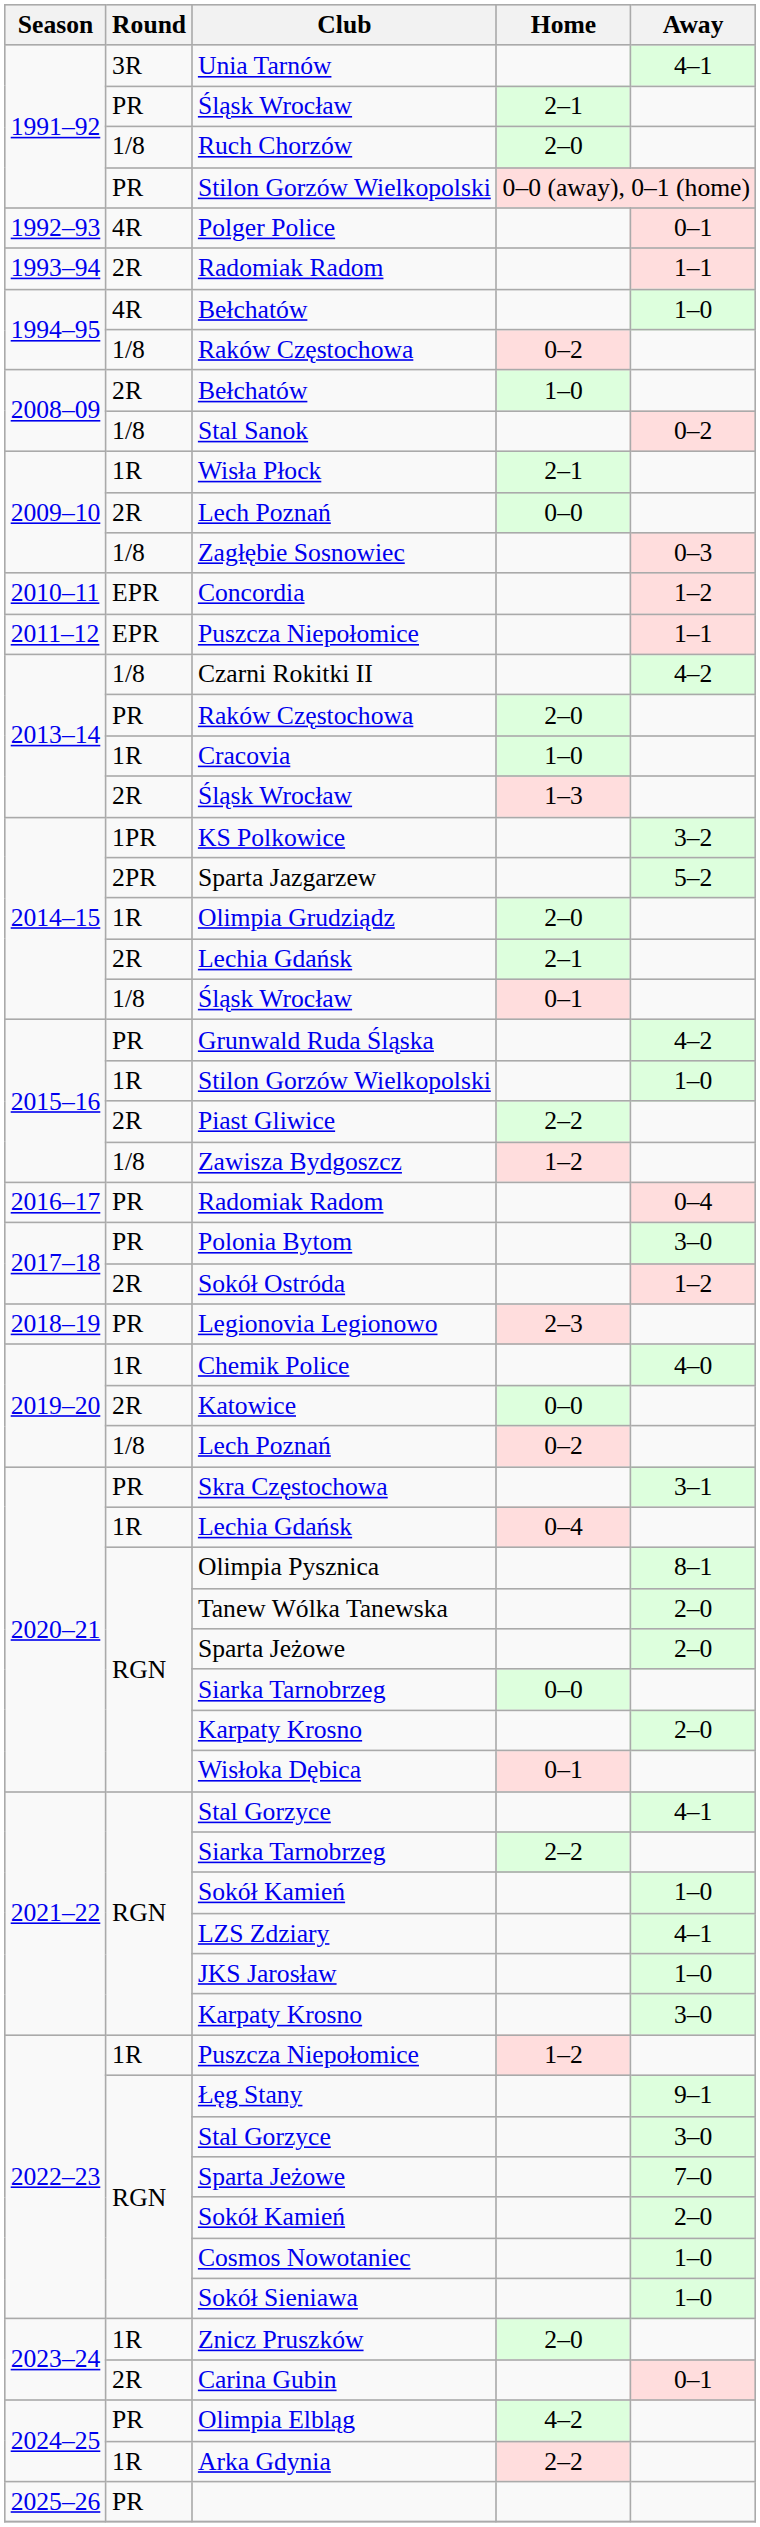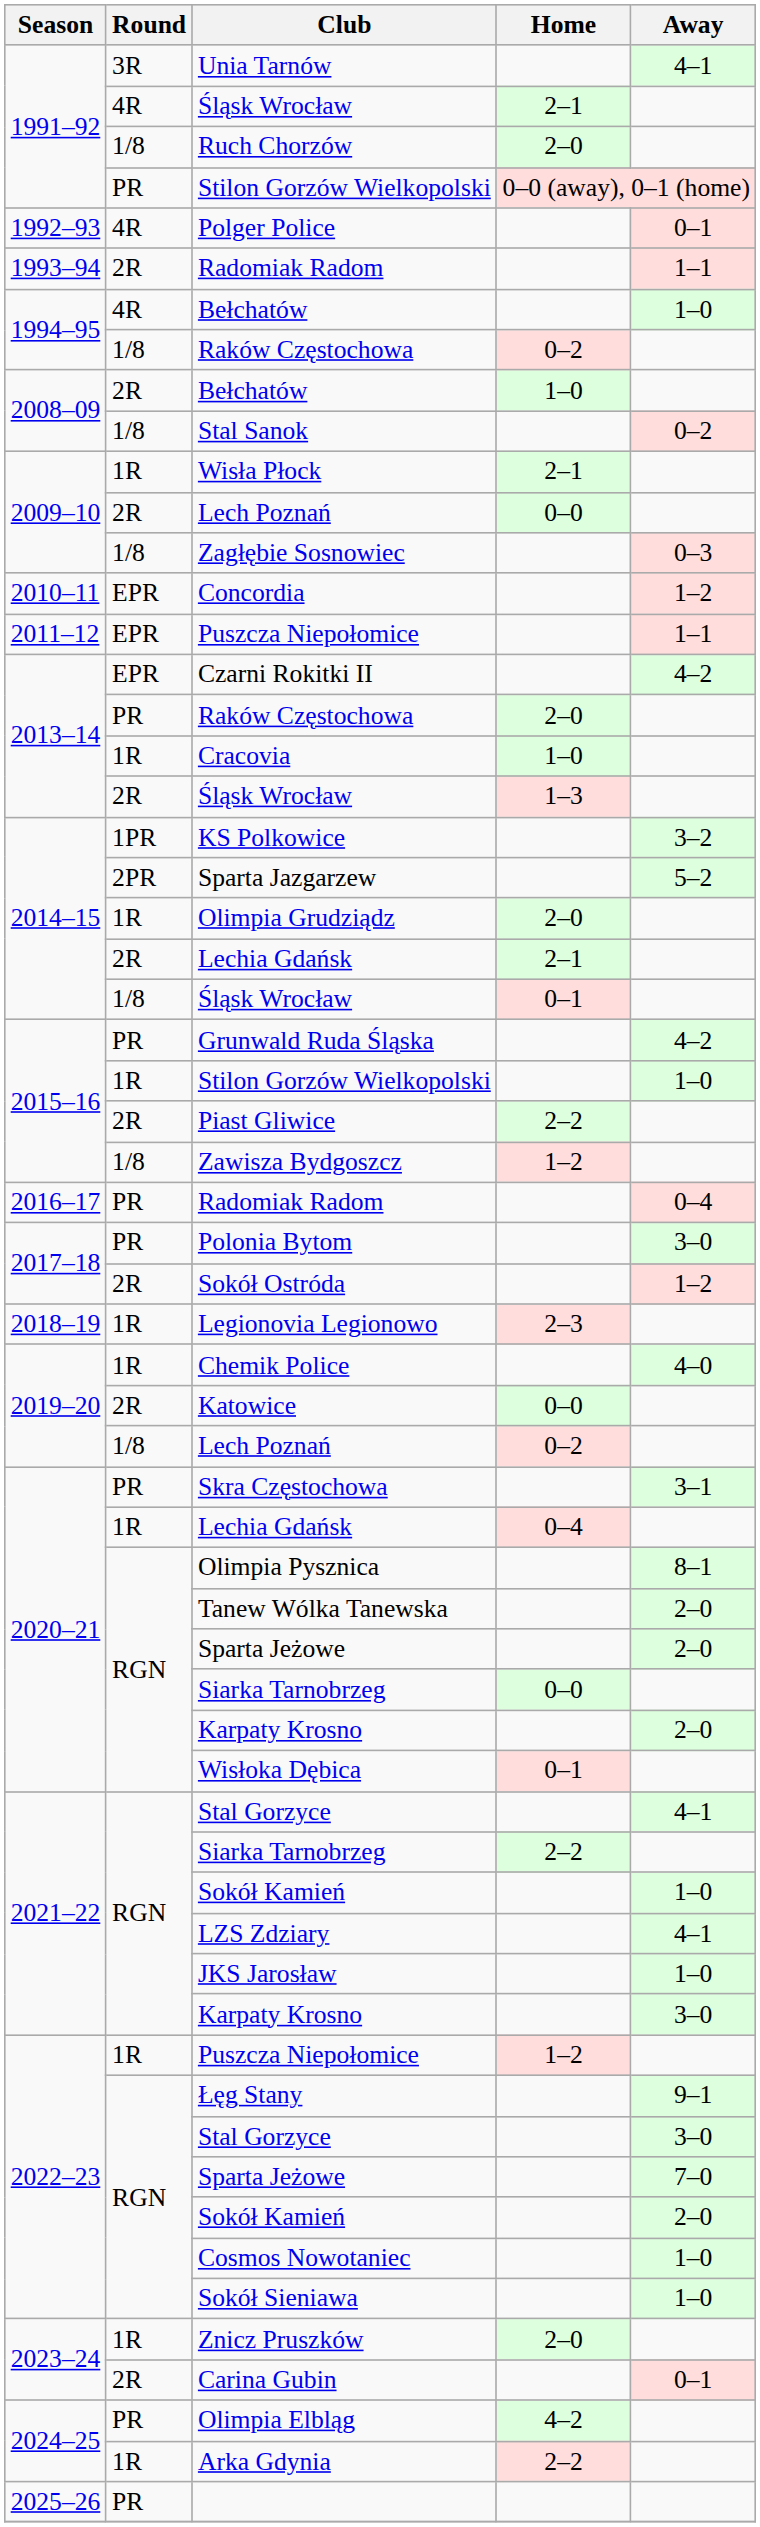(128, 106) PR -> (127, 106) 4R
(128, 674) 1/8 -> (136, 674) EPR
(128, 1324) PR -> (127, 1324) 1R
